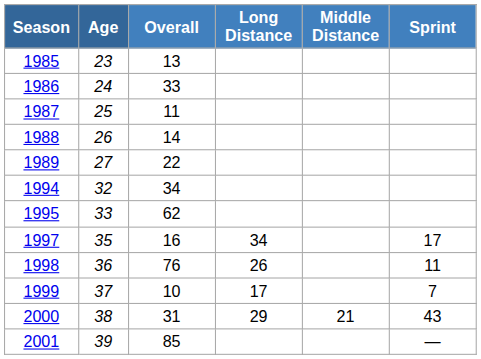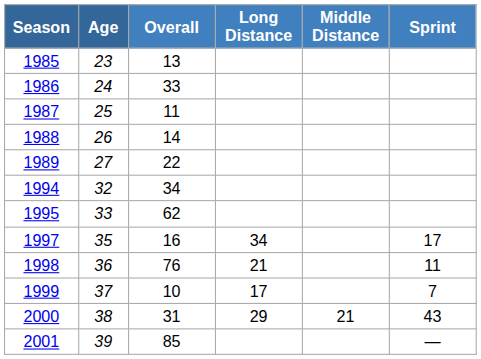(259, 265) 26 -> (259, 265) 21
